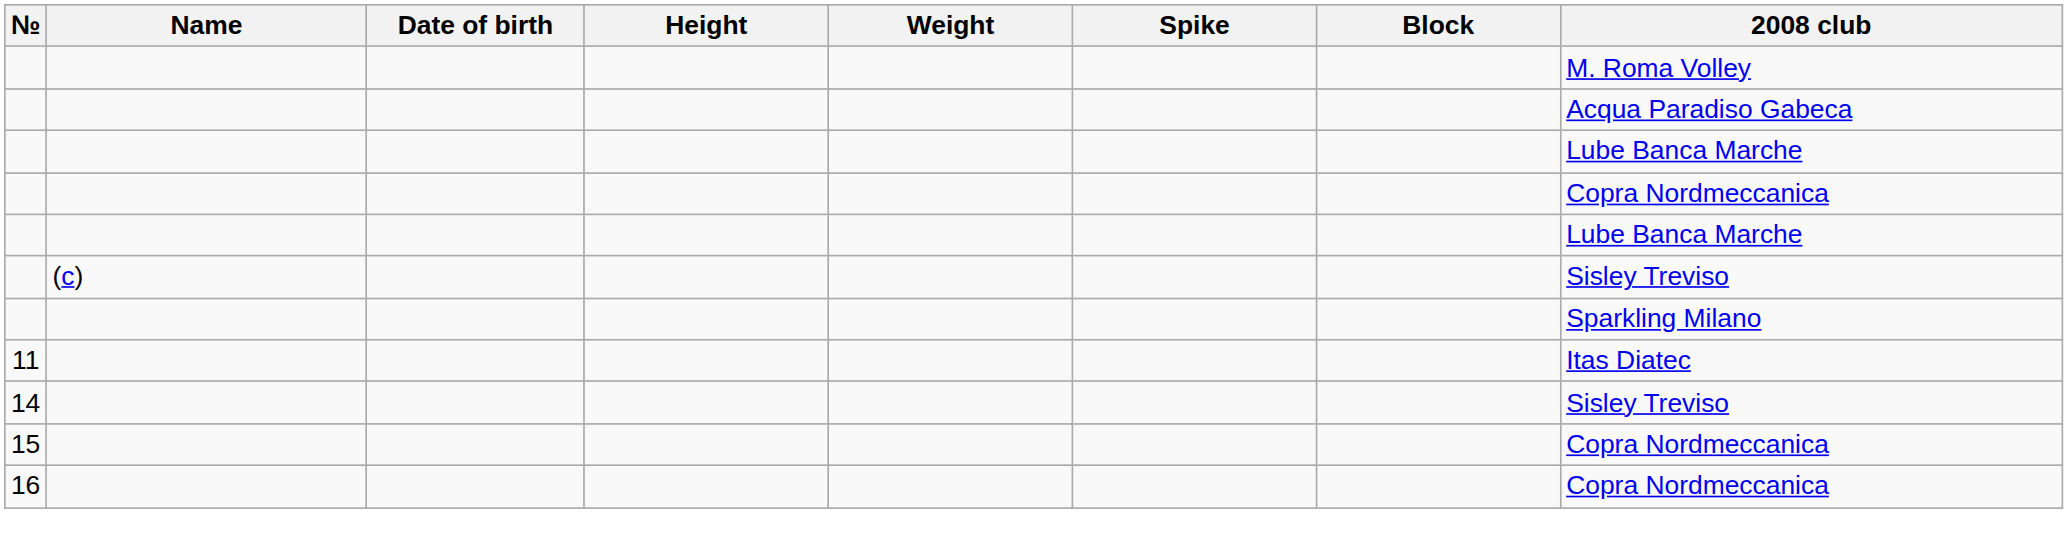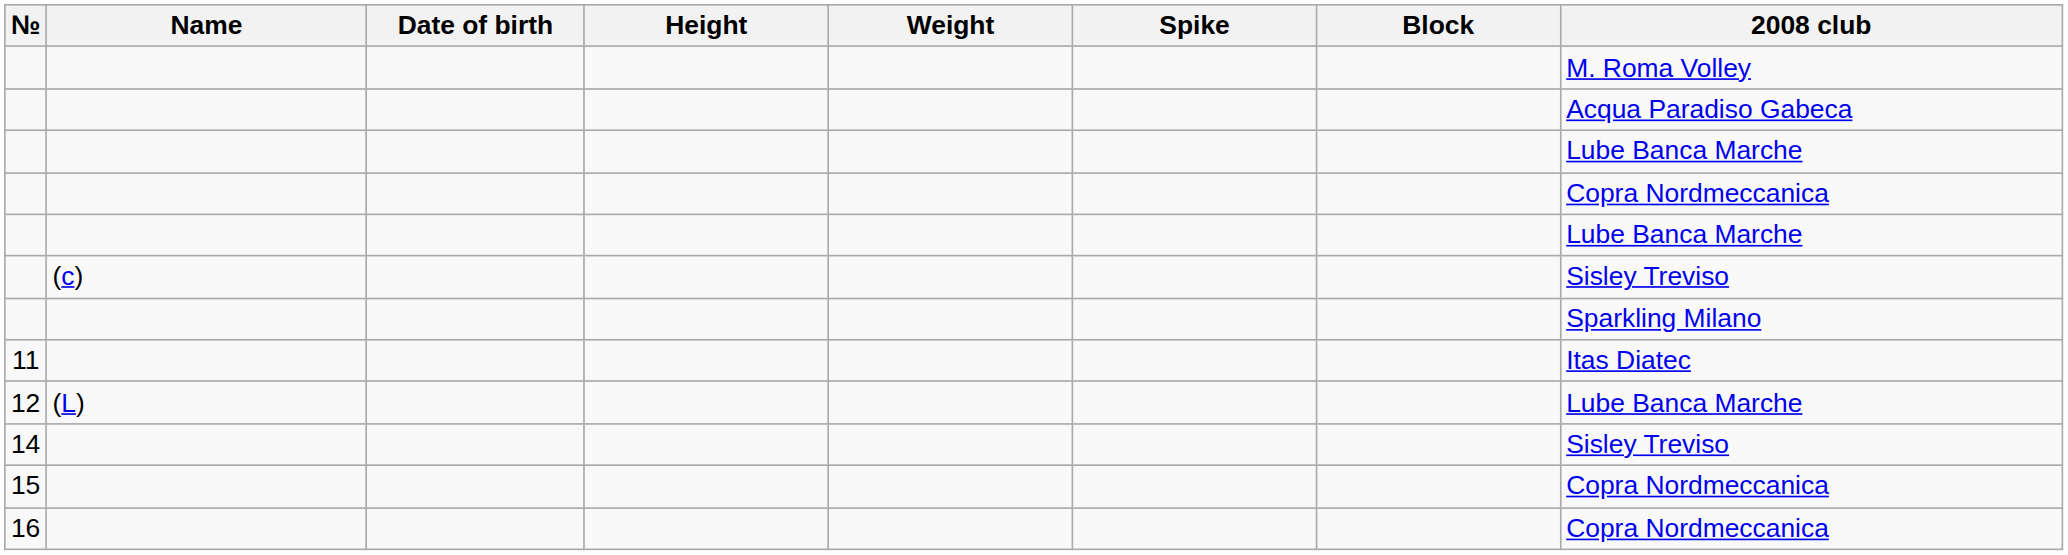+ row: (26, 402)
